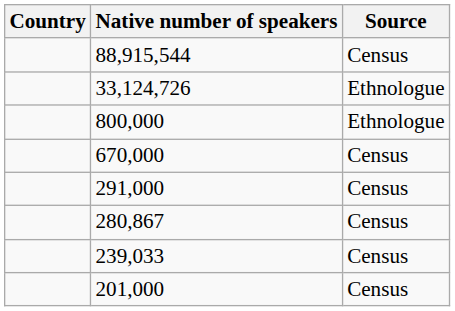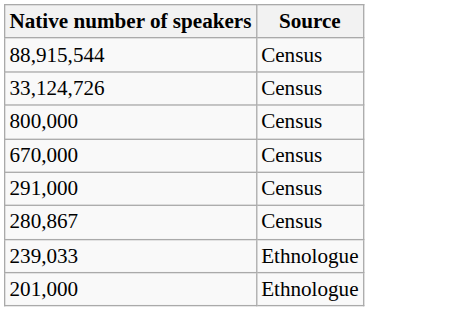- column: (48, 21)
(396, 88) Ethnologue -> (292, 88) Census
(396, 121) Ethnologue -> (292, 121) Census
(378, 255) Census -> (310, 255) Ethnologue
(378, 289) Census -> (310, 289) Ethnologue
